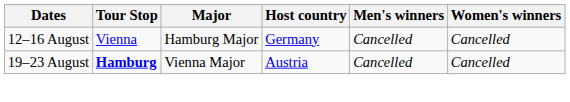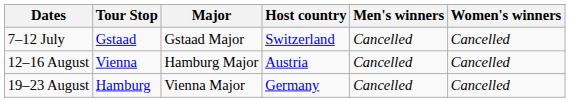+ row: (36, 39)
(292, 39) Germany -> (287, 62) Austria
(126, 62) bold -> (123, 85) normal
(287, 62) Austria -> (292, 85) Germany
